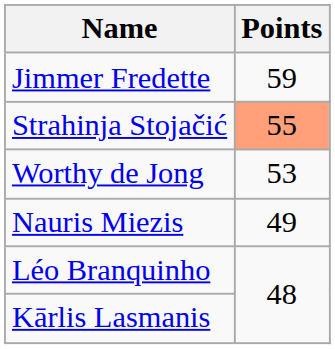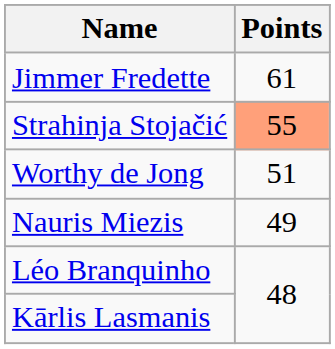(282, 76) 59 -> (282, 76) 61
(282, 173) 53 -> (282, 173) 51
